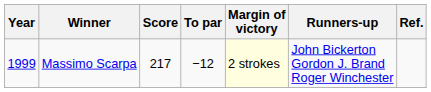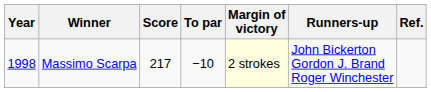(22, 63) 1999 -> (22, 63) 1998
(203, 63) −12 -> (203, 63) −10
